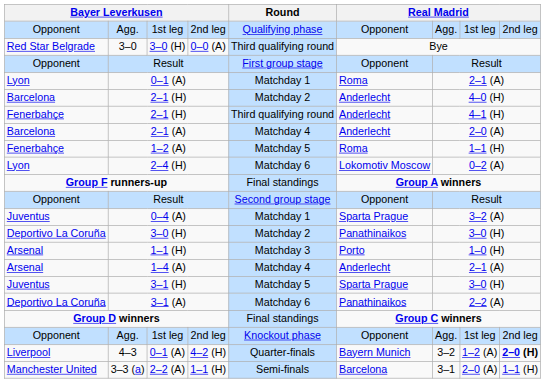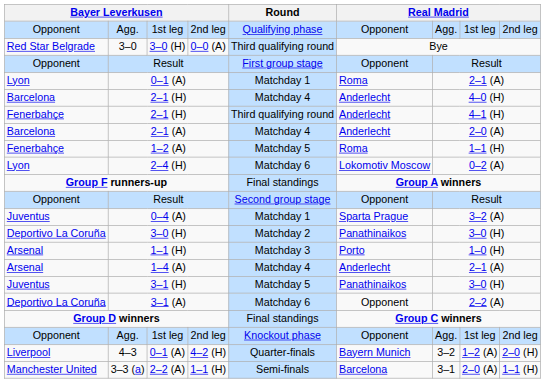(283, 98) Matchday 2 -> (283, 98) Matchday 4
(374, 285) Sparta Prague -> (373, 285) Panathinaikos
(373, 302) Panathinaikos -> (385, 302) Opponent
(520, 353) bold -> (520, 353) normal
